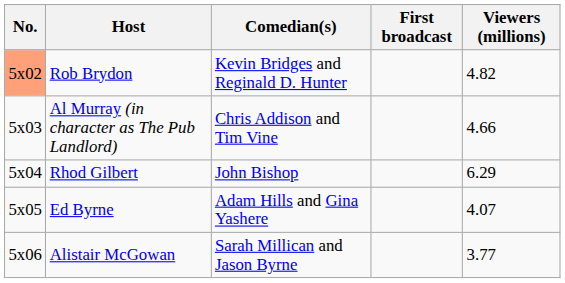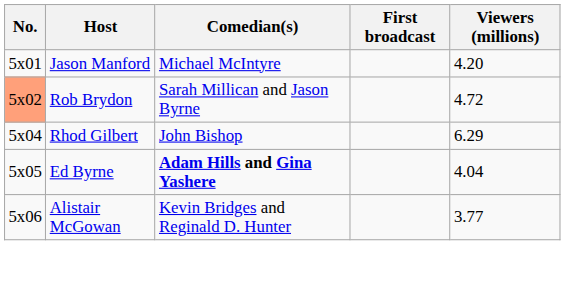+ row: (100, 63)
(281, 72) Kevin Bridges and Reginald D. Hunter -> (244, 99) Sarah Millican and Jason Byrne
(481, 72) 4.82 -> (469, 99) 4.72
- row: (122, 127)
(287, 209) normal -> (235, 171) bold
(481, 209) 4.07 -> (469, 171) 4.04
(279, 254) Sarah Millican and Jason Byrne -> (225, 217) Kevin Bridges and Reginald D. Hunter
